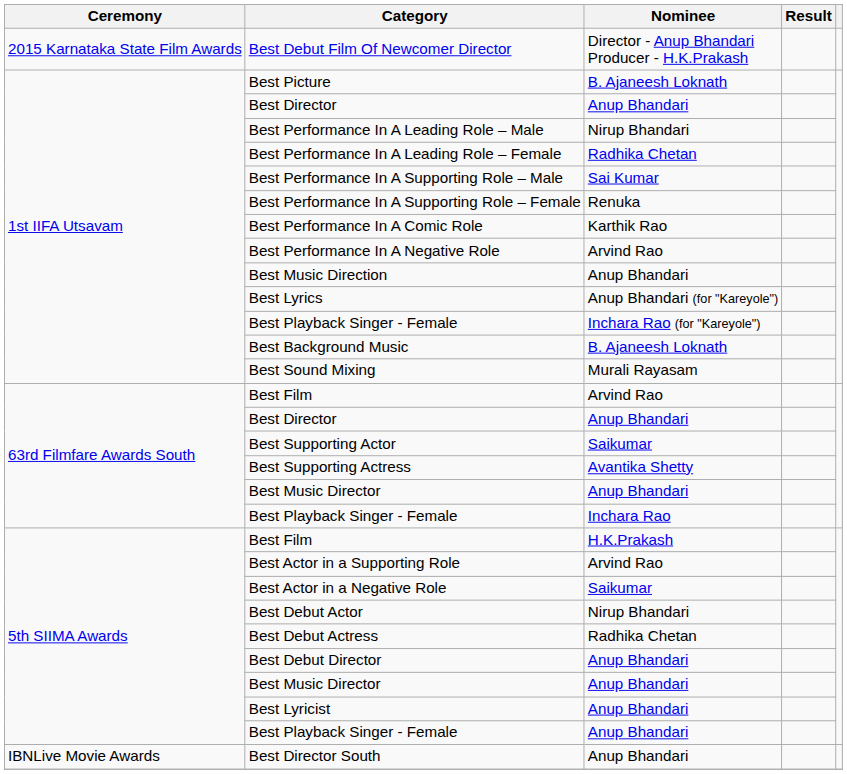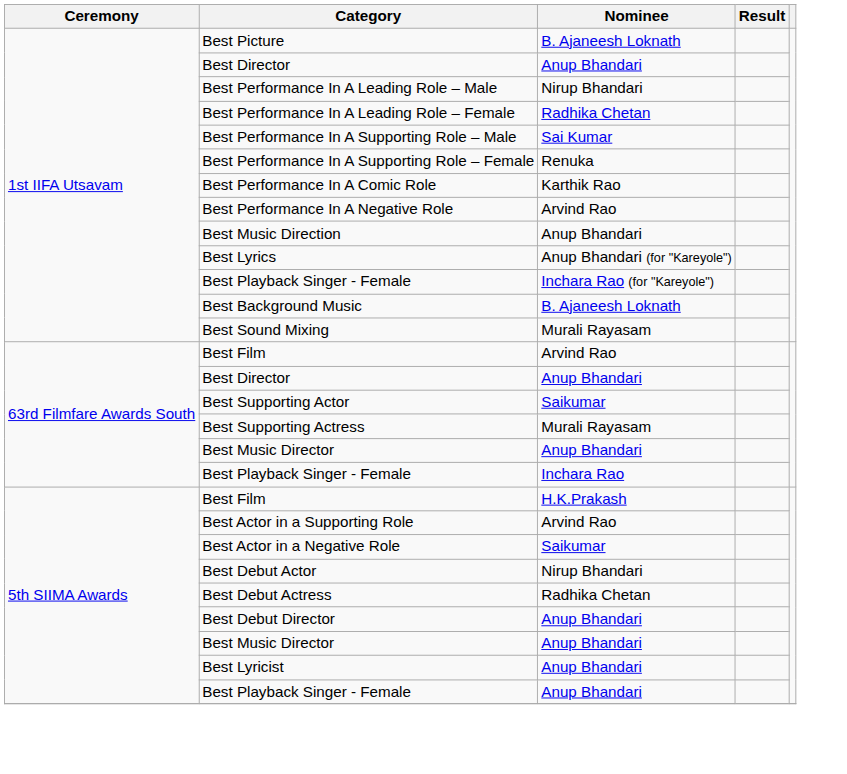- row: (125, 49)
(640, 467) Avantika Shetty -> (596, 426) Murali Rayasam
- row: (84, 756)
